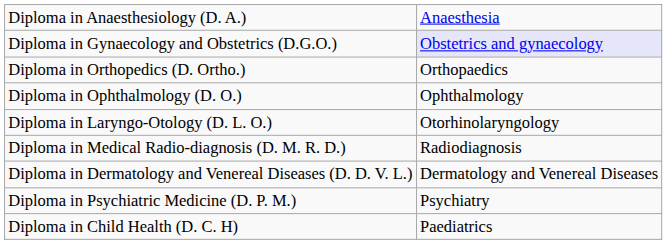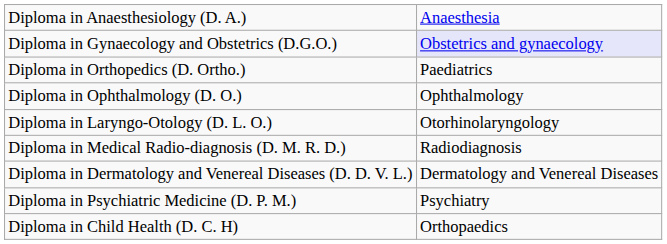(464, 69) Orthopaedics -> (456, 69) Paediatrics
(456, 226) Paediatrics -> (464, 226) Orthopaedics
